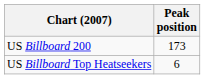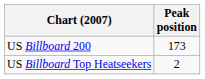(177, 64) 6 -> (177, 64) 2
